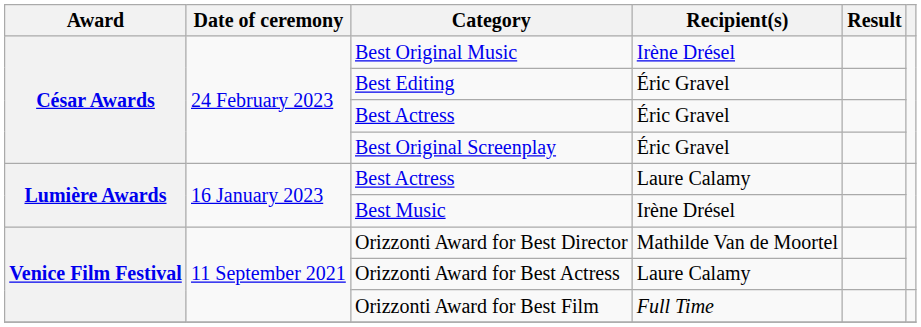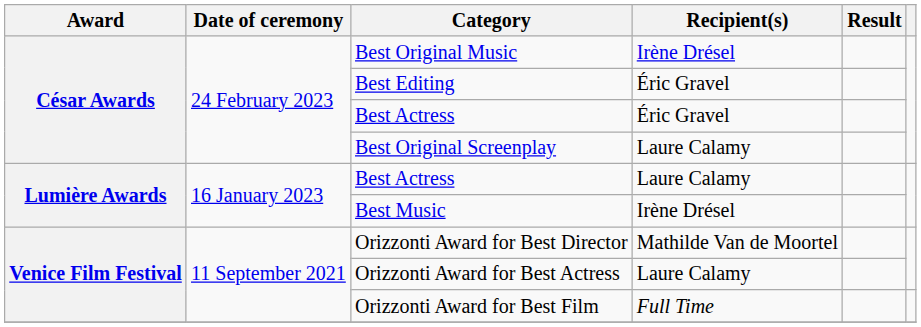(683, 147) Éric Gravel -> (694, 147) Laure Calamy
